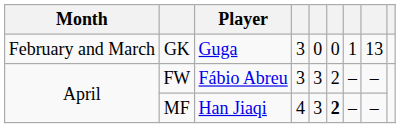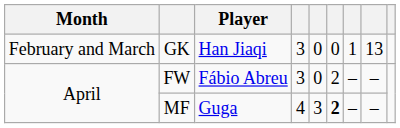(218, 49) Guga -> (233, 49) Han Jiaqi
(318, 78) 3 -> (318, 78) 0
(233, 108) Han Jiaqi -> (218, 108) Guga
